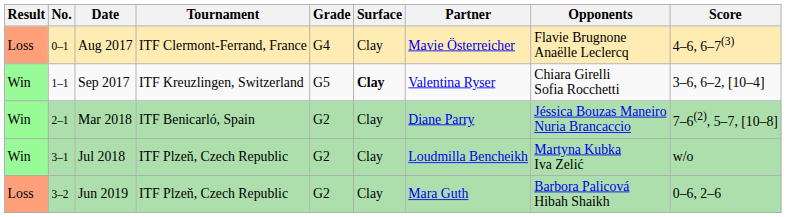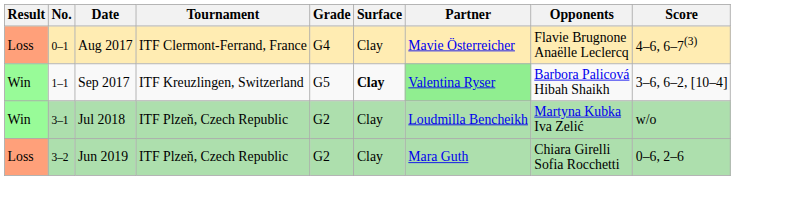(452, 82) no background -> (452, 82) lightgreen background
(577, 82) Chiara Girelli Sofia Rocchetti -> (582, 82) Barbora Palicová Hibah Shaikh
- row: (105, 119)
(582, 194) Barbora Palicová Hibah Shaikh -> (577, 156) Chiara Girelli Sofia Rocchetti
